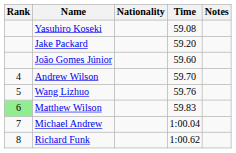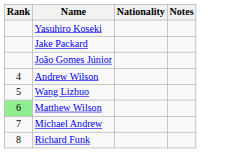- column: (185, 12)
